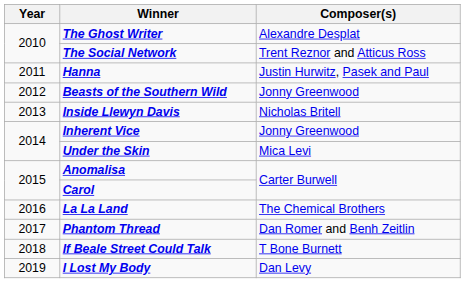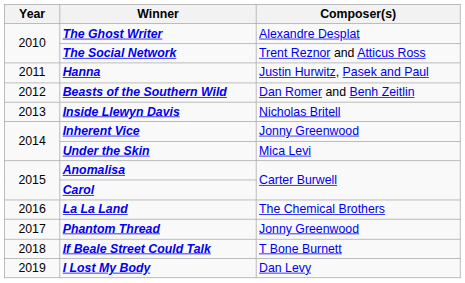(309, 92) Jonny Greenwood -> (337, 92) Dan Romer and Benh Zeitlin
(337, 229) Dan Romer and Benh Zeitlin -> (309, 229) Jonny Greenwood
